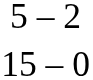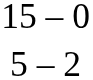rows swapped: (46, 15) <-> (46, 64)
